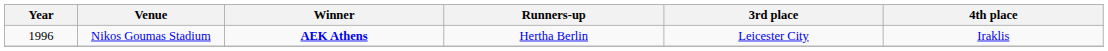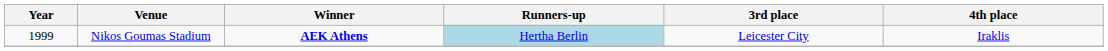(41, 35) 1996 -> (41, 35) 1999
(554, 35) no background -> (554, 35) lightblue background
